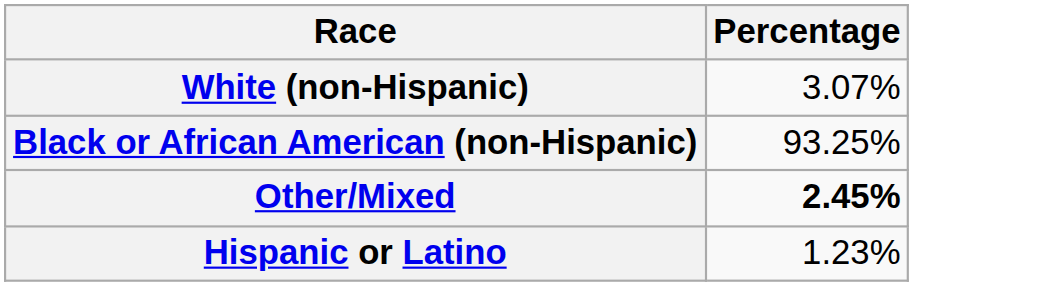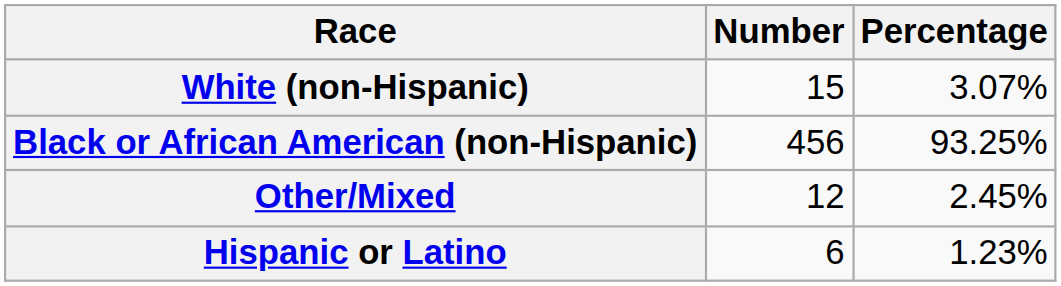+ column: (779, 32)
(851, 197) bold -> (999, 197) normal
